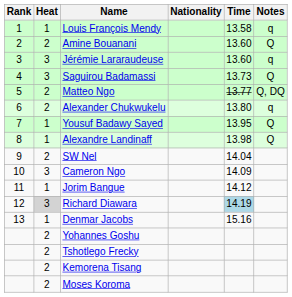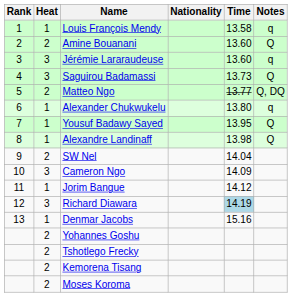(47, 108) 2 -> (47, 108) 1
(47, 204) lightgrey background -> (47, 204) no background
